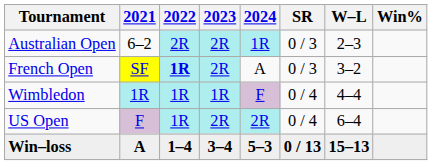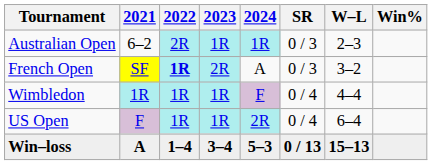(220, 43) 2R -> (220, 43) 1R
(220, 120) 2R -> (220, 120) 1R
